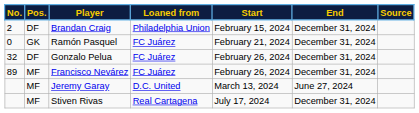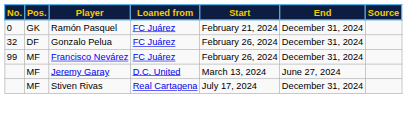- row: (81, 28)
(12, 72) 89 -> (12, 57) 99
